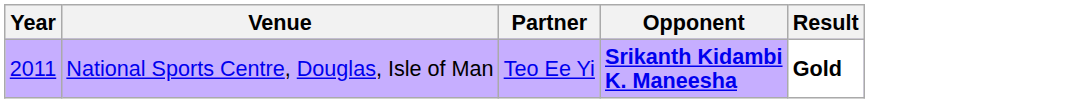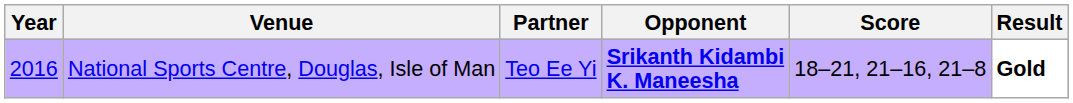+ column: (890, 22)
(33, 68) 2011 -> (34, 68) 2016
